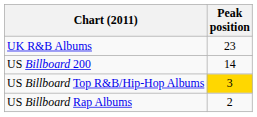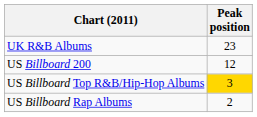(230, 64) 14 -> (230, 64) 12
